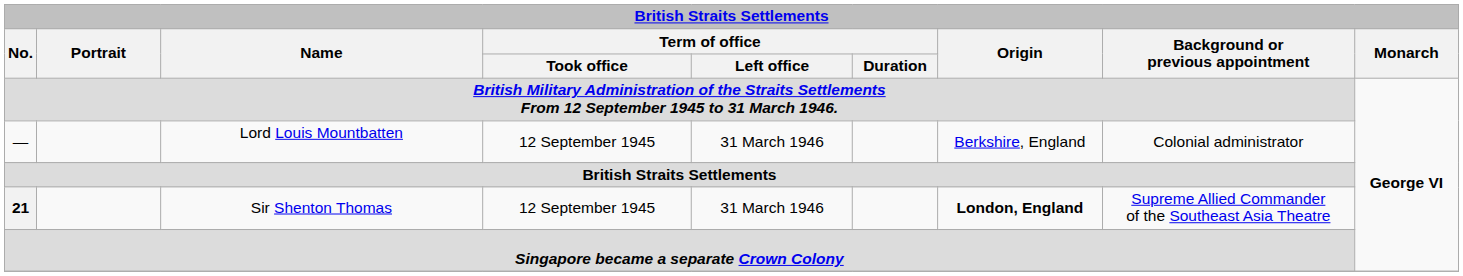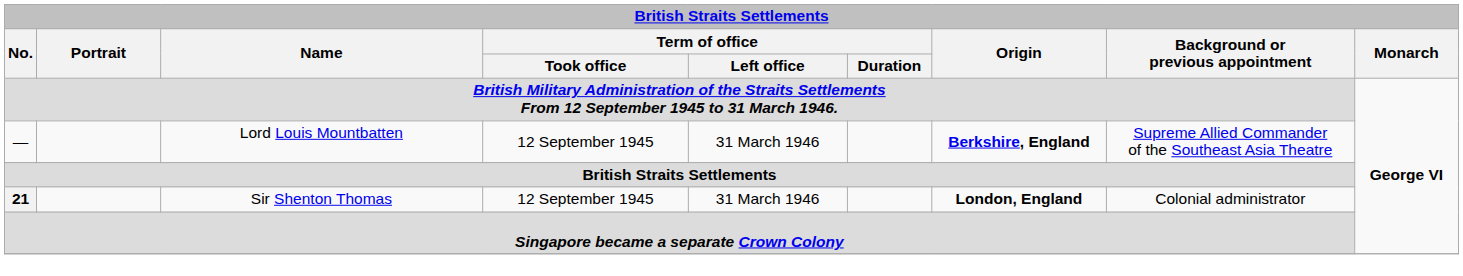(1020, 141) normal -> (1019, 141) bold
(1228, 141) Colonial administrator -> (1230, 141) Supreme Allied Commander of the Southeast Asia Theatre
(1228, 208) Supreme Allied Commander of the Southeast Asia Theatre -> (1230, 199) Colonial administrator
